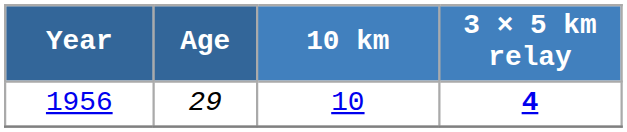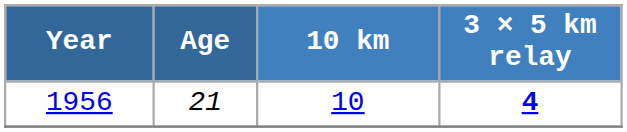(205, 104) 29 -> (205, 104) 21
